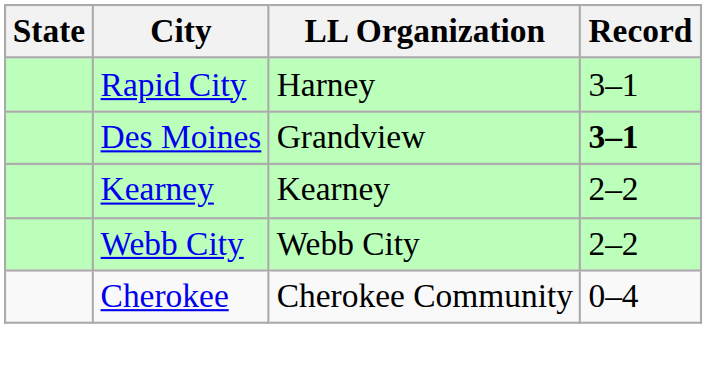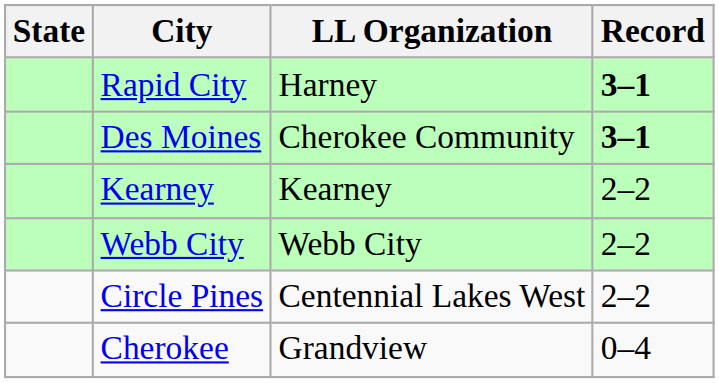(613, 84) normal -> (626, 84) bold
(351, 137) Grandview -> (427, 137) Cherokee Community
+ row: (182, 296)
(425, 296) Cherokee Community -> (353, 349) Grandview
